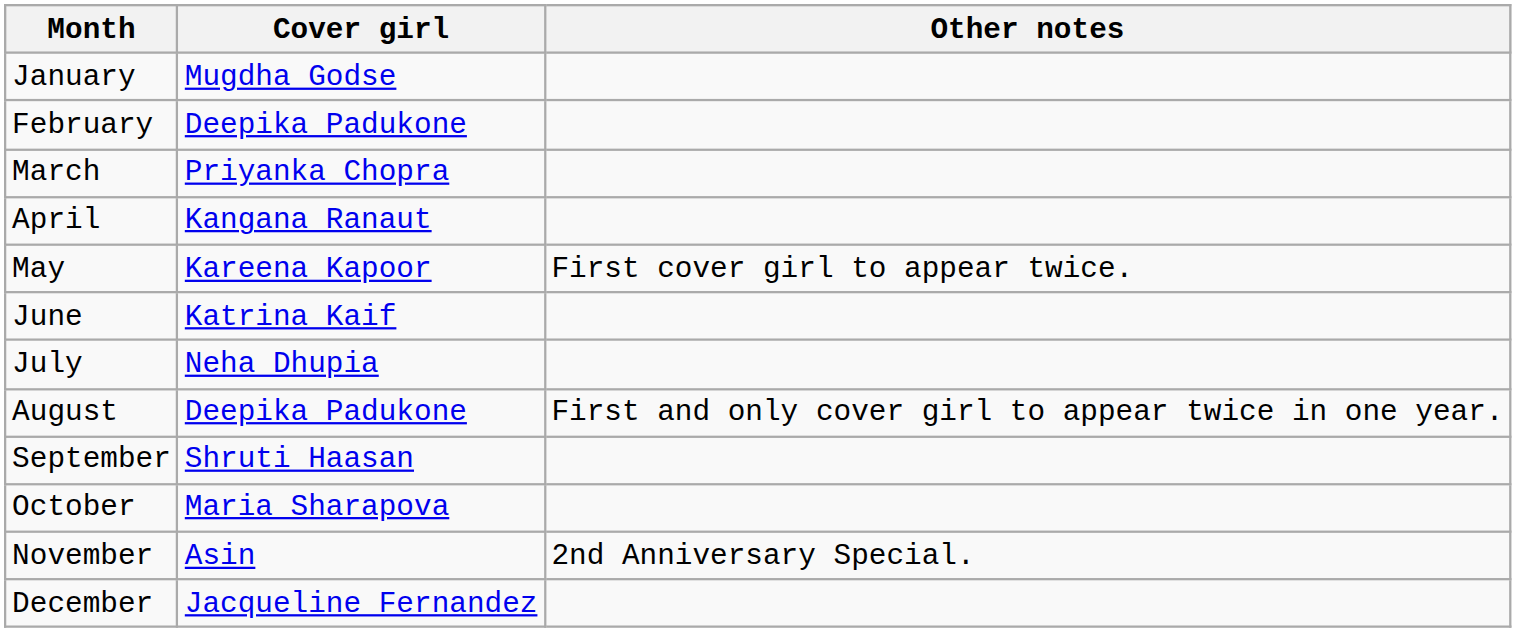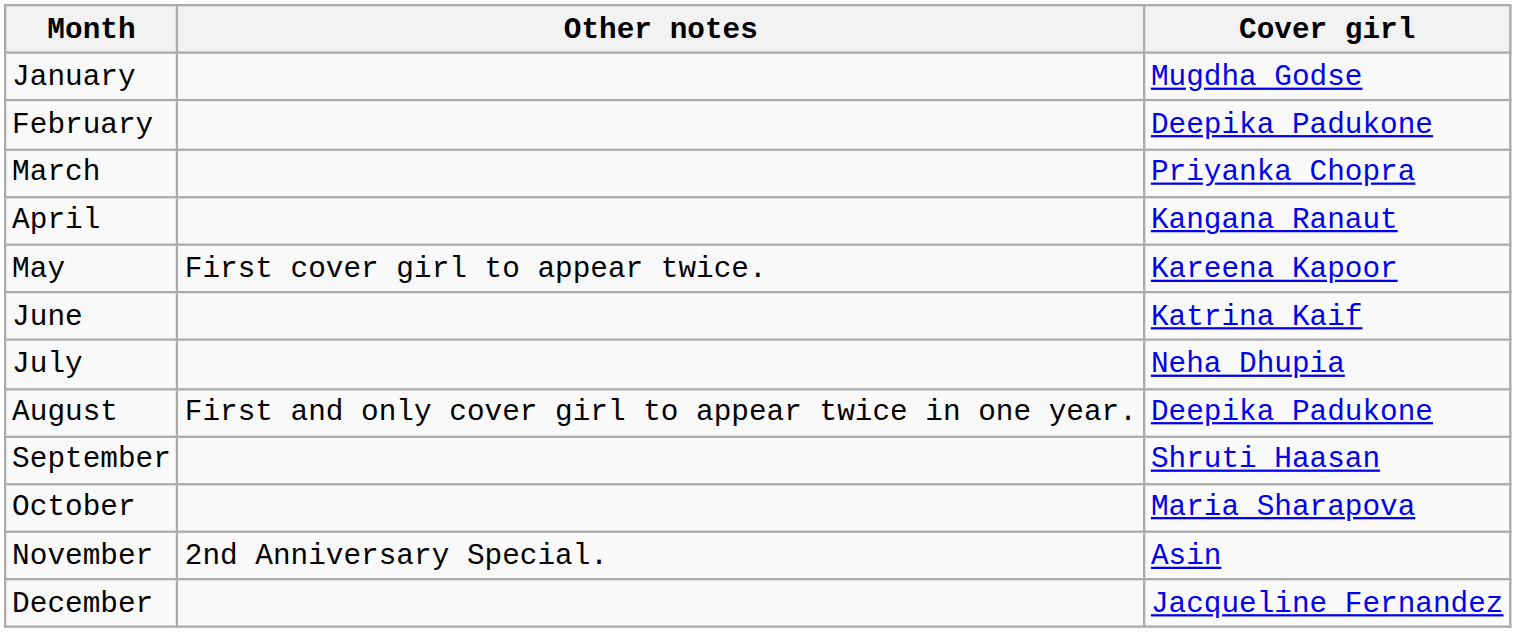columns swapped: (361, 29) <-> (1027, 29)
